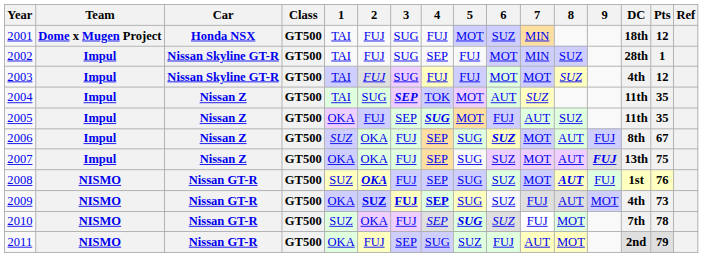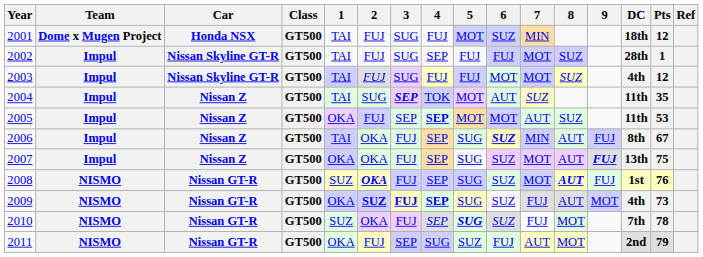(503, 56) MOT -> (503, 56) FUJ
(537, 56) MIN -> (537, 56) MOT
(437, 118) SUG -> (437, 118) SEP
(503, 118) FUJ -> (503, 118) MOT
(662, 118) 35 -> (662, 118) 53
(341, 139) SUZ -> (341, 139) TAI
(537, 139) MOT -> (537, 139) MIN
